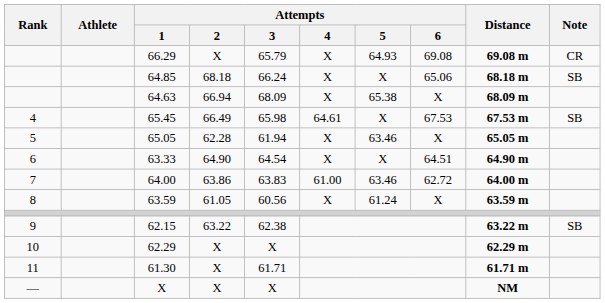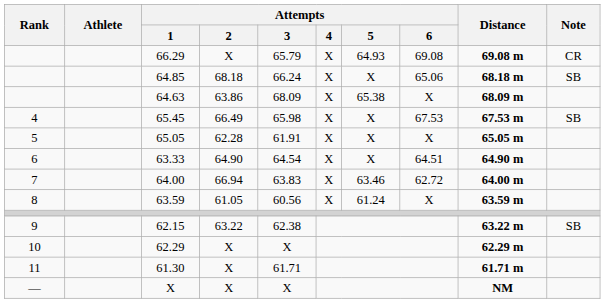(217, 96) 66.94 -> (229, 96) 63.86
(327, 117) 64.61 -> (329, 117) X
(272, 138) 61.94 -> (287, 138) 61.91
(383, 138) 63.46 -> (371, 138) X
(217, 179) 63.86 -> (229, 179) 66.94
(327, 179) 61.00 -> (329, 179) X
